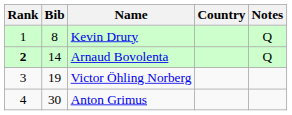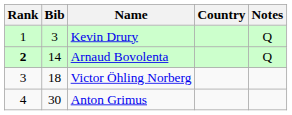(55, 36) 8 -> (55, 36) 3
(55, 78) 19 -> (55, 78) 18
